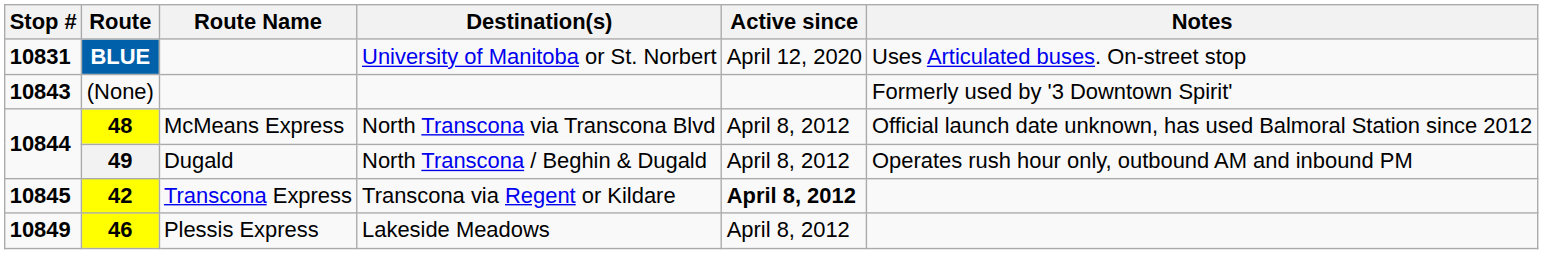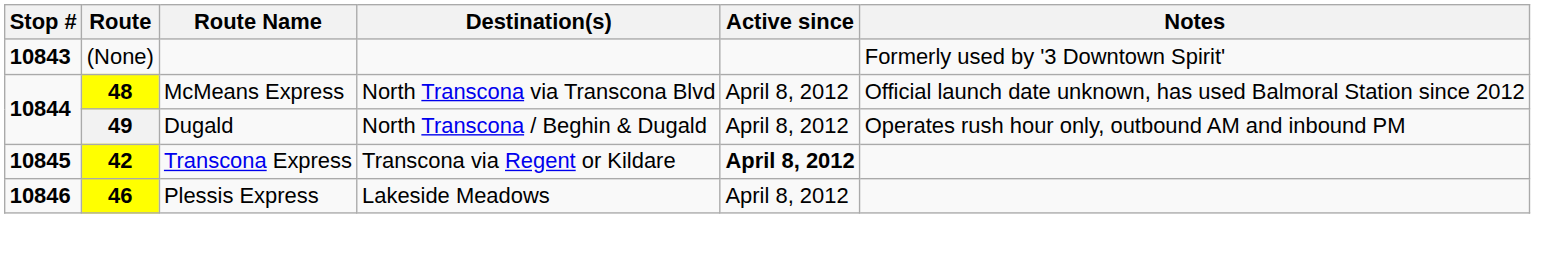- row: (539, 56)
(40, 230) 10849 -> (40, 195) 10846
